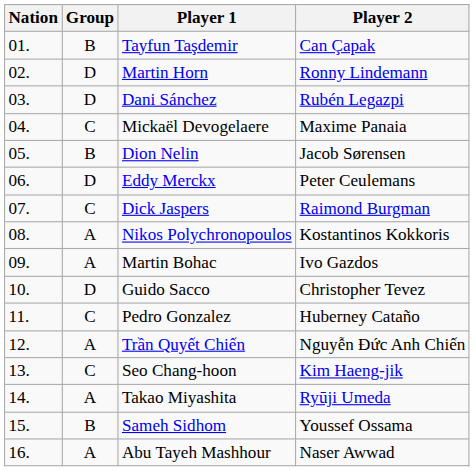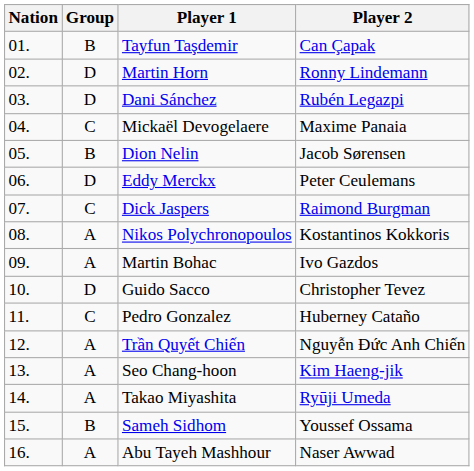(90, 371) C -> (90, 371) A
